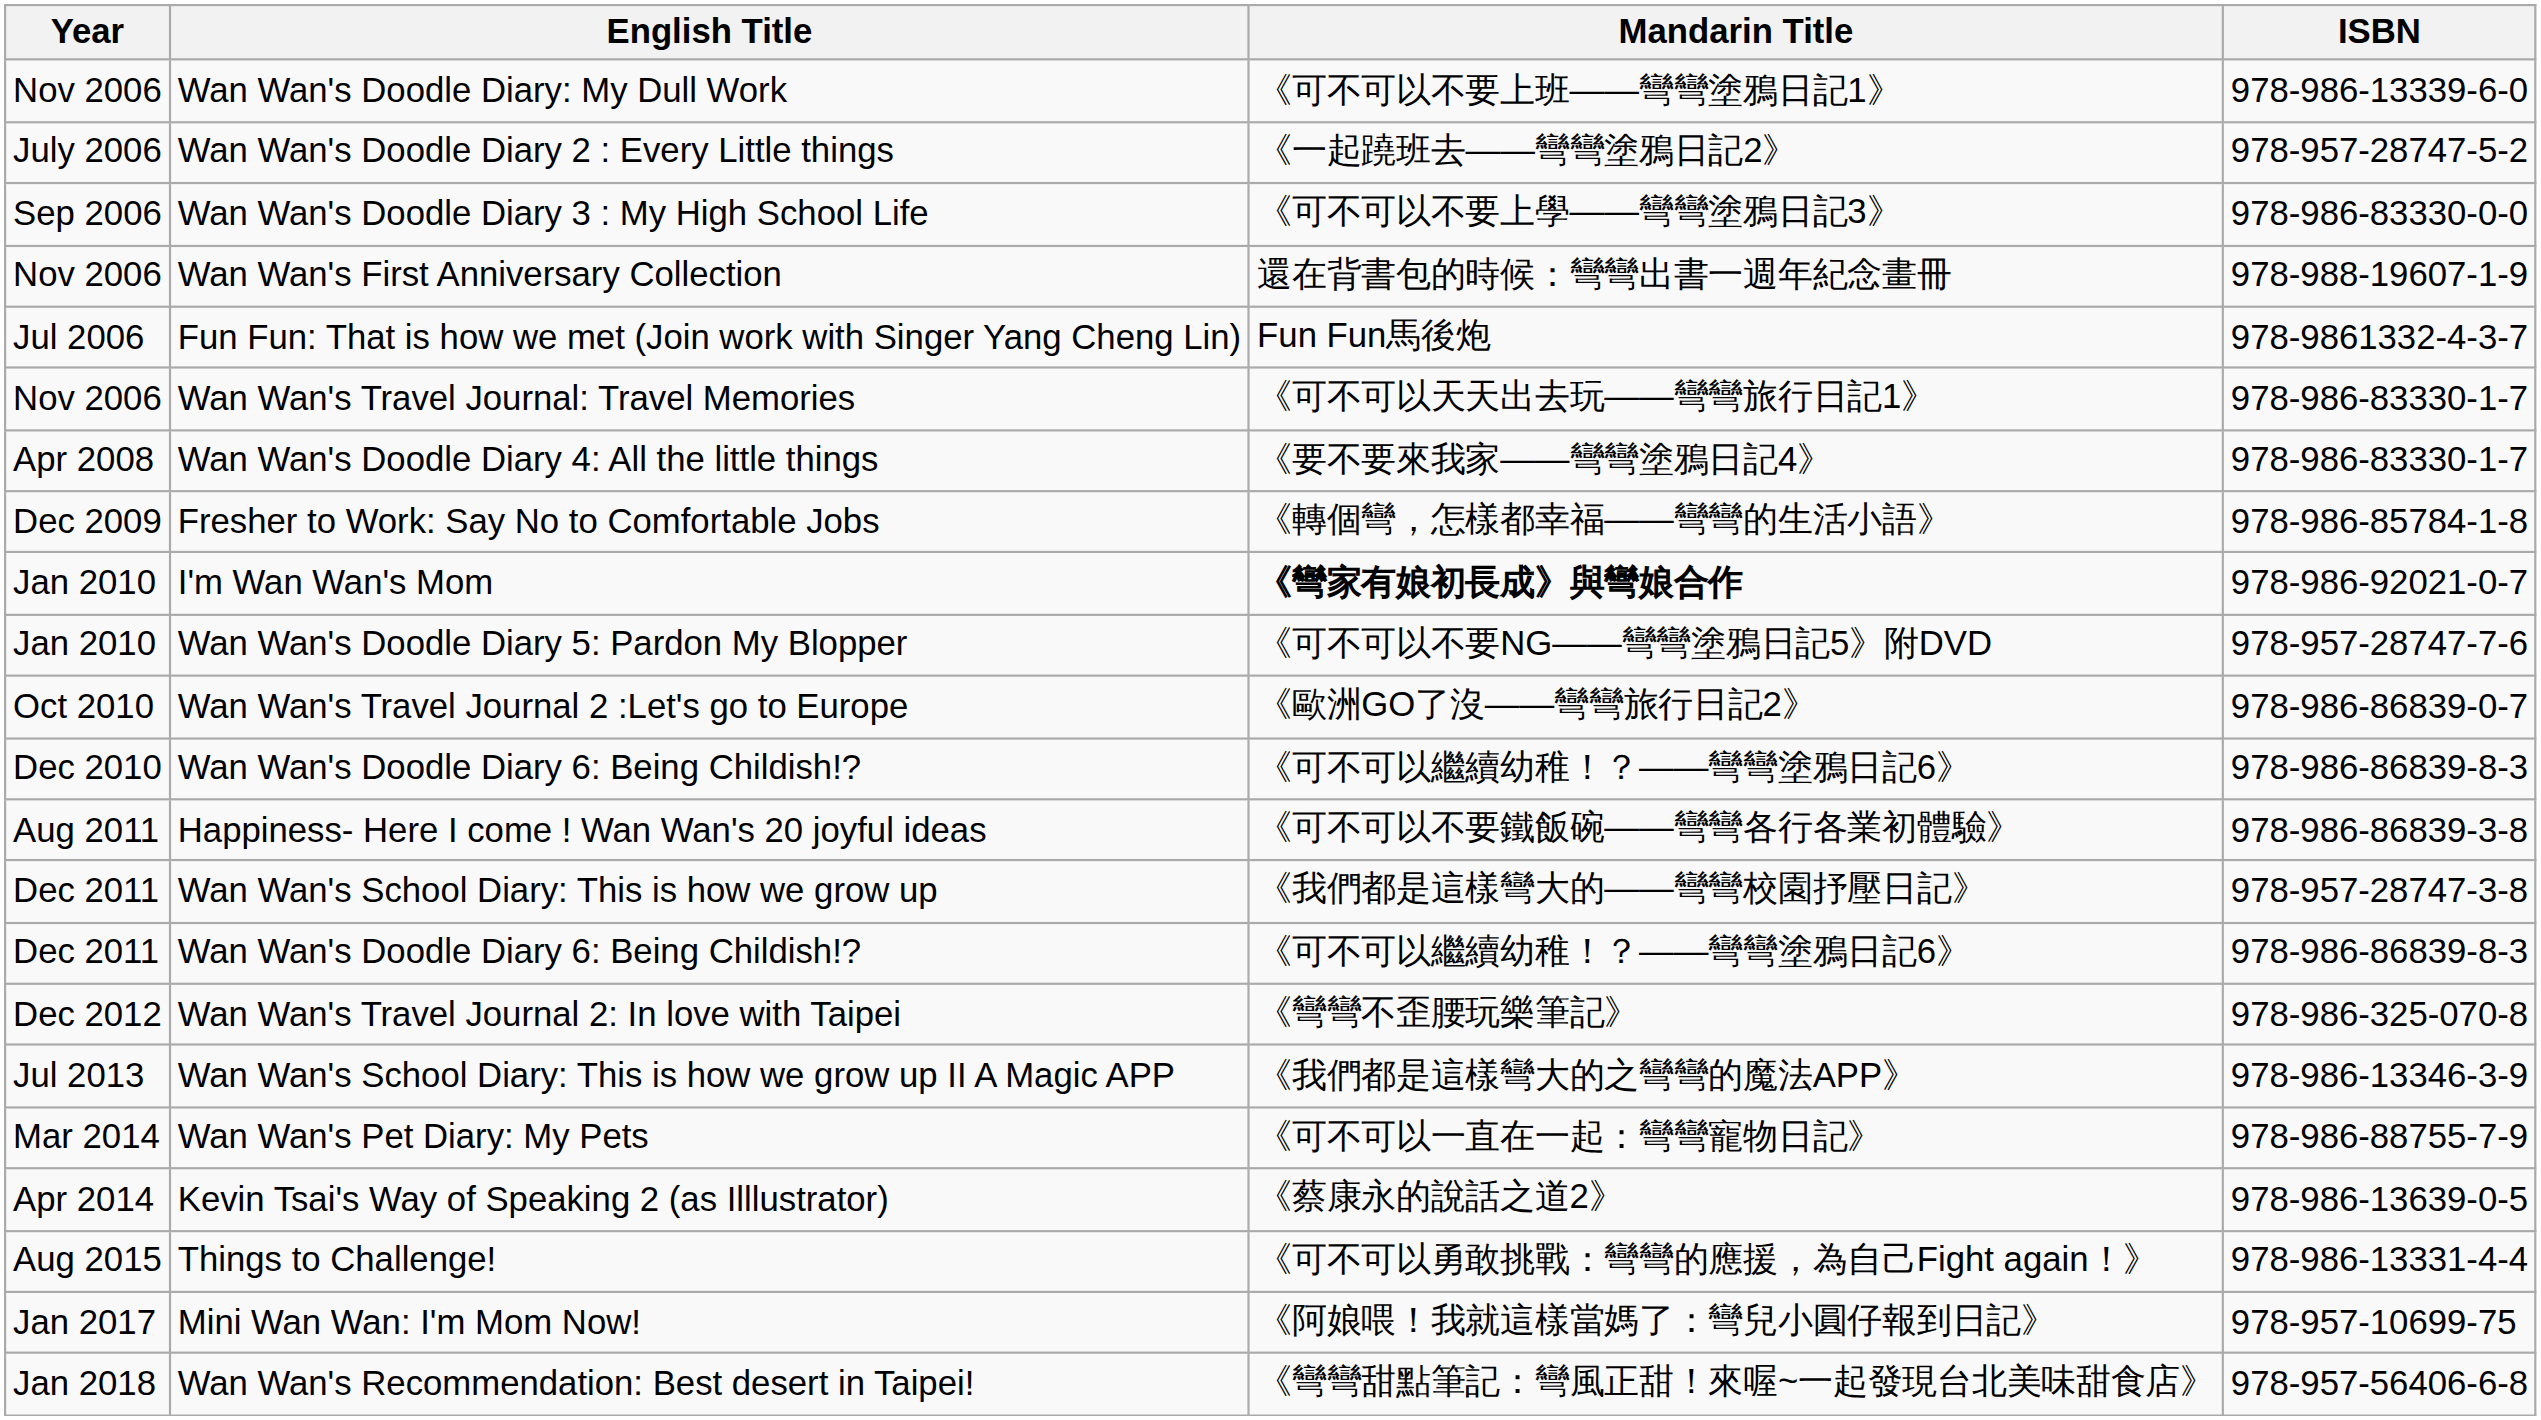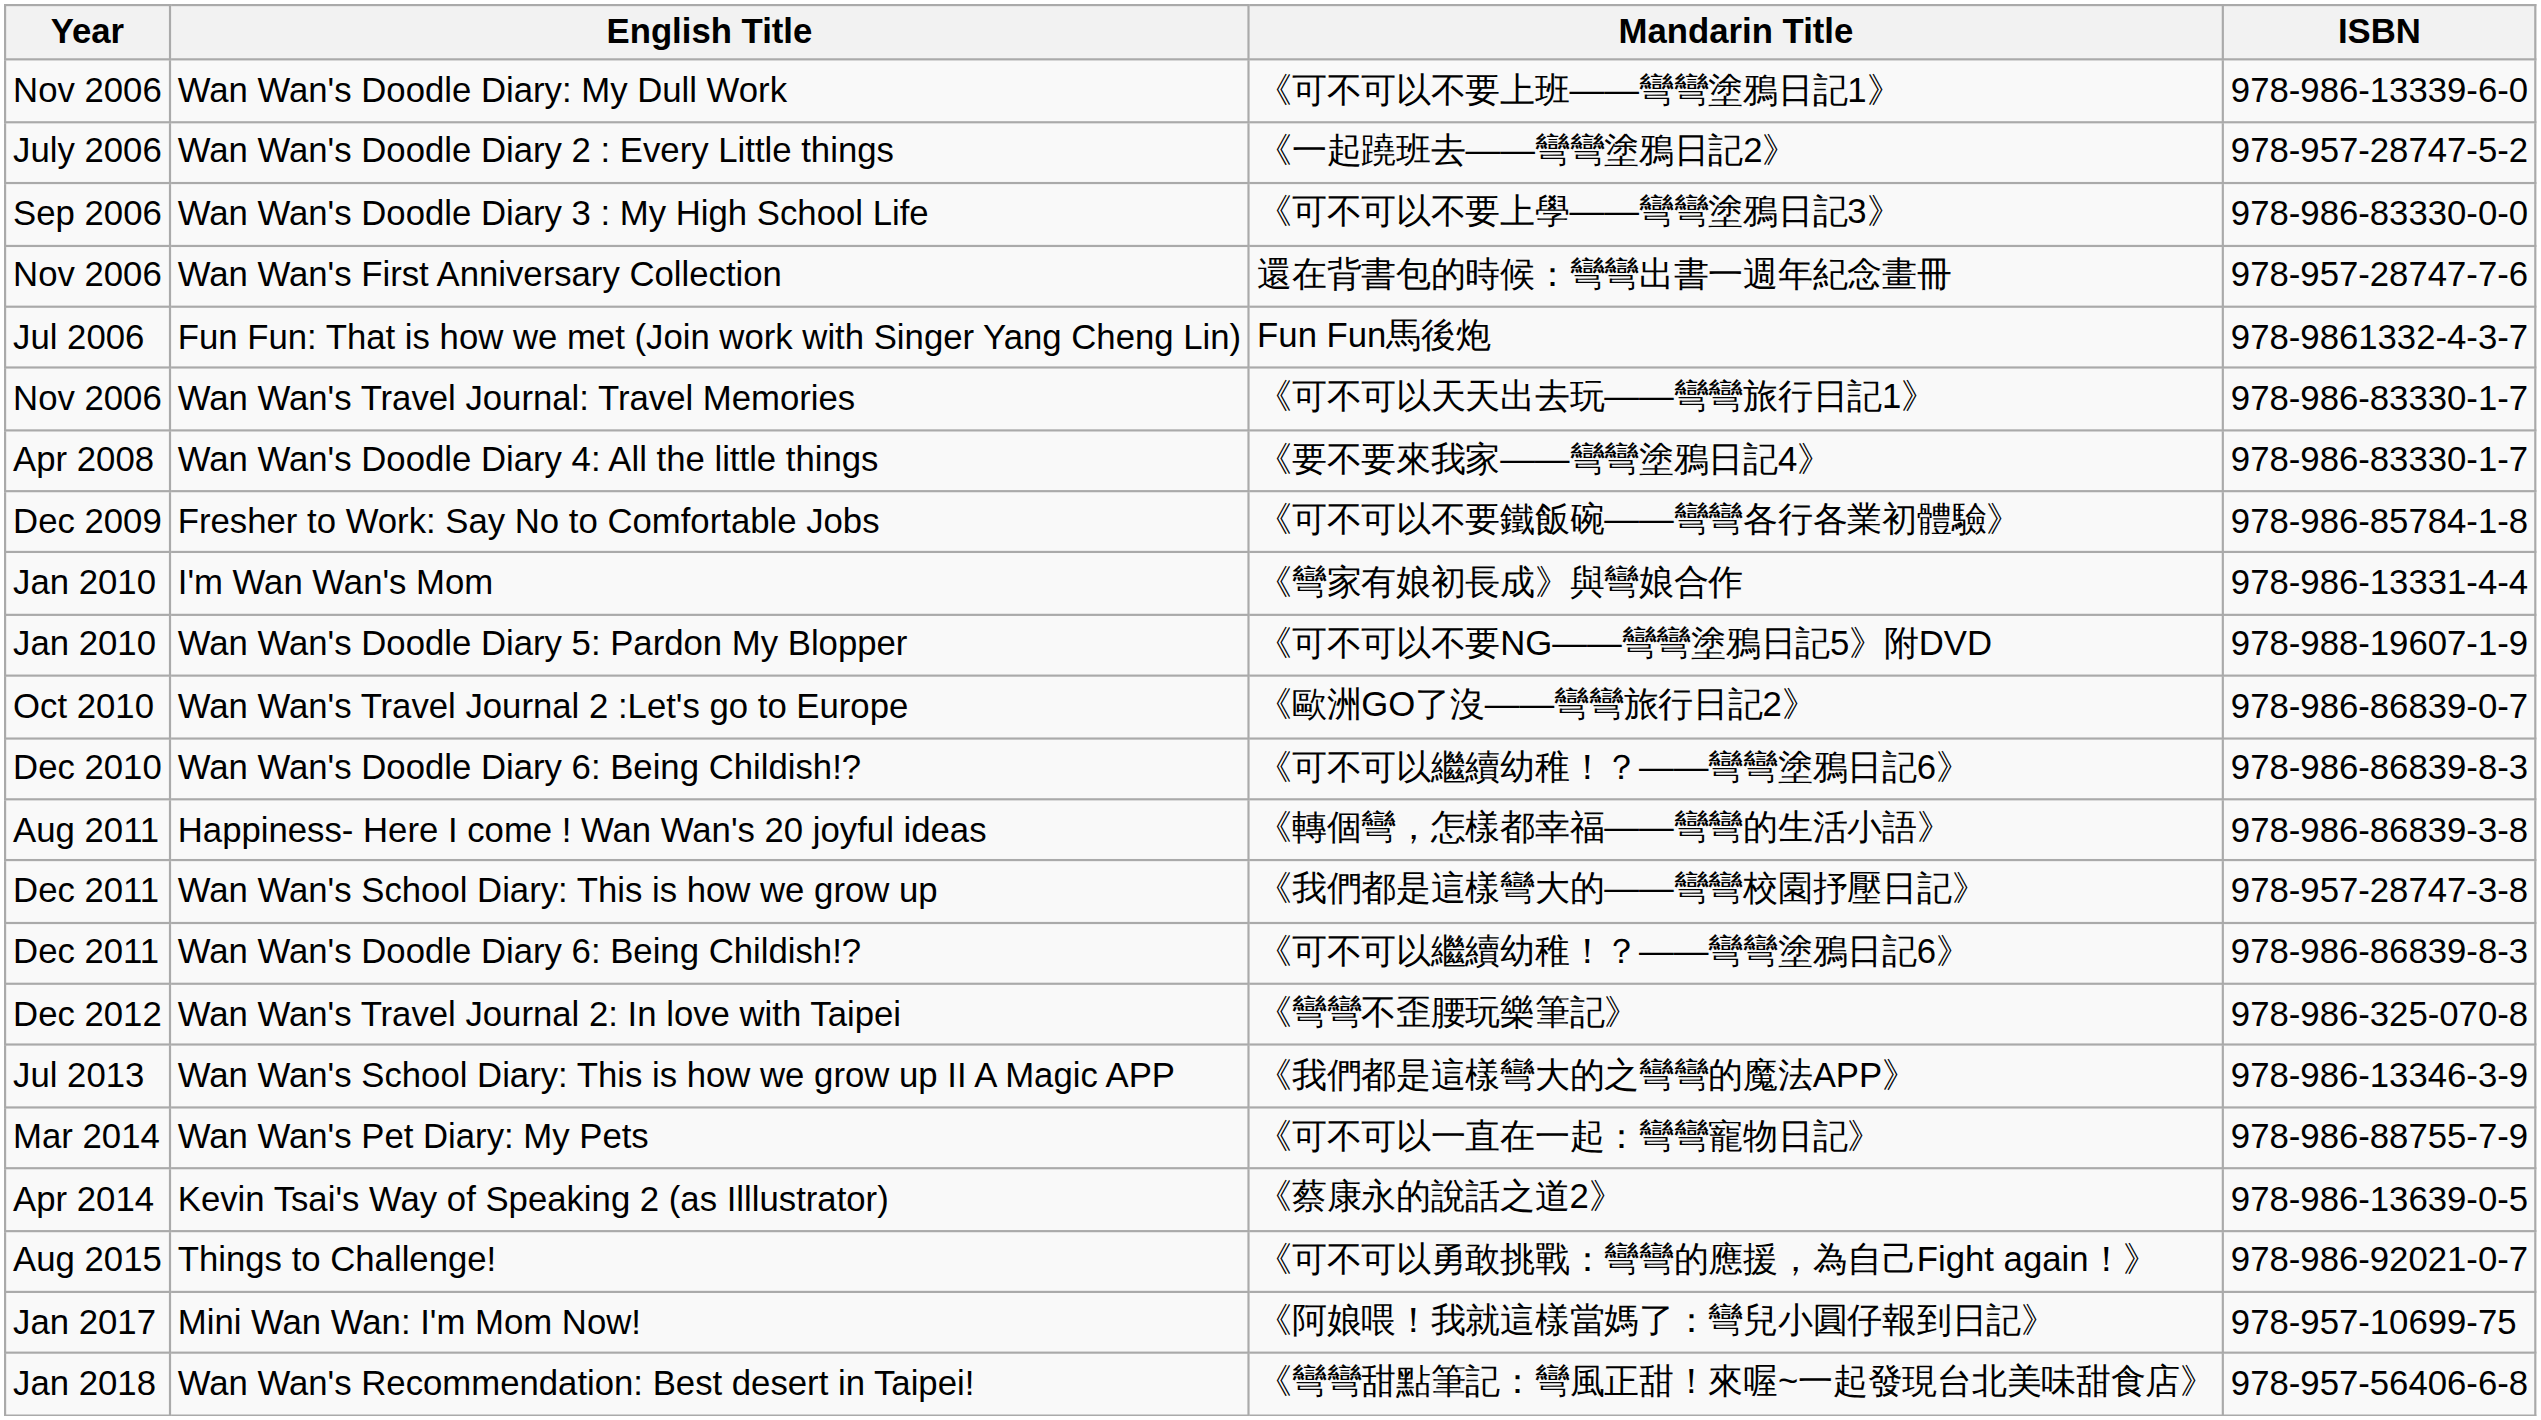(2379, 275) 978-988-19607-1-9 -> (2379, 275) 978-957-28747-7-6
(1604, 520) 《轉個彎，怎樣都幸福——彎彎的生活小語》 -> (1639, 520) 《可不可以不要鐵飯碗——彎彎各行各業初體驗》
(1500, 581) bold -> (1500, 581) normal
(2379, 582) 978-986-92021-0-7 -> (2379, 582) 978-986-13331-4-4
(2379, 644) 978-957-28747-7-6 -> (2379, 644) 978-988-19607-1-9
(1639, 828) 《可不可以不要鐵飯碗——彎彎各行各業初體驗》 -> (1604, 828) 《轉個彎，怎樣都幸福——彎彎的生活小語》
(2379, 1260) 978-986-13331-4-4 -> (2379, 1260) 978-986-92021-0-7
